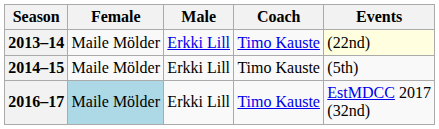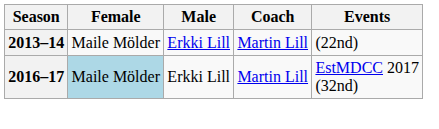(279, 42) Timo Kauste -> (273, 42) Martin Lill
(349, 42) lightyellow background -> (337, 42) no background
- row: (36, 67)
(279, 102) Timo Kauste -> (273, 76) Martin Lill
